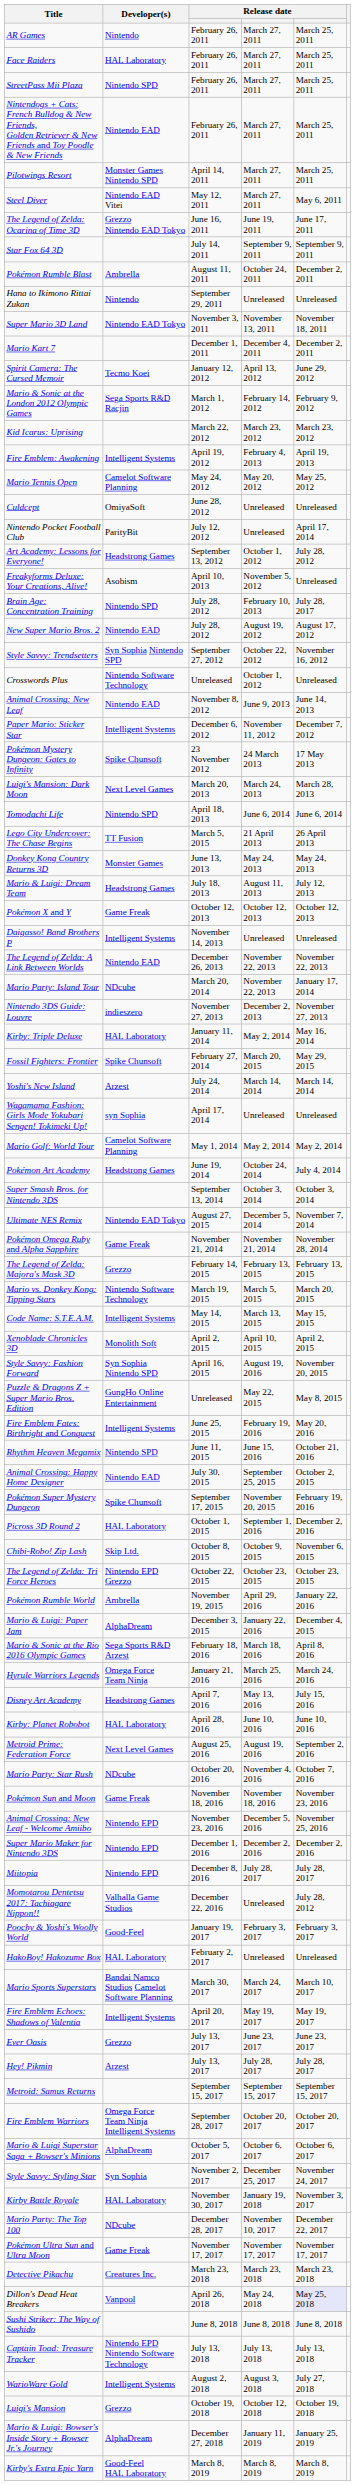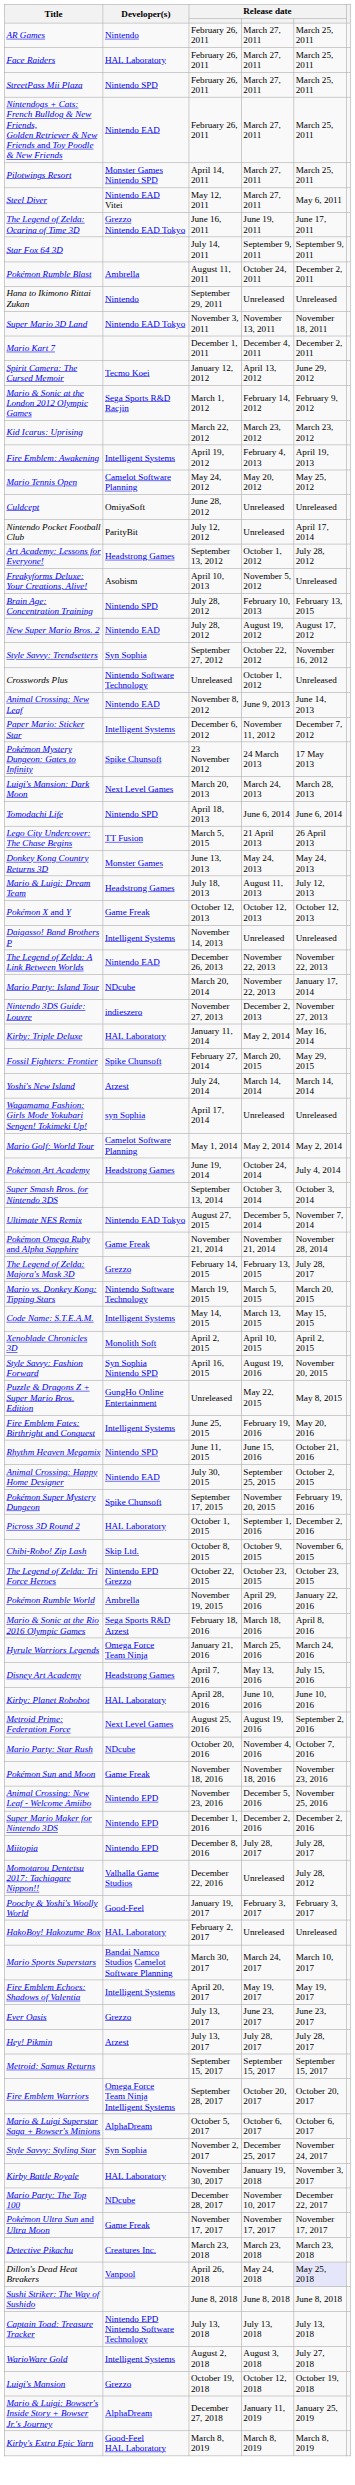(310, 606) July 28, 2017 -> (319, 606) February 13, 2015
(144, 655) Syn Sophia Nintendo SPD -> (126, 655) Syn Sophia
(319, 1269) February 13, 2015 -> (310, 1269) July 28, 2017
- row: (47, 1625)
